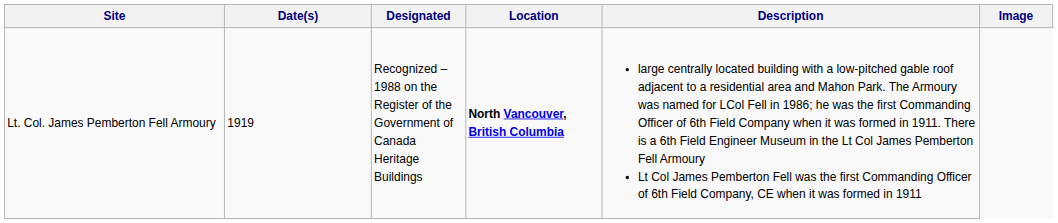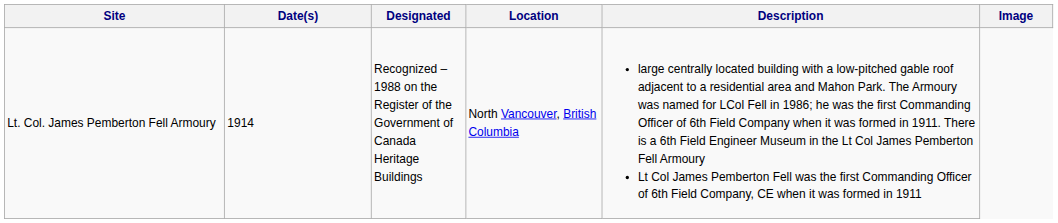(241, 123) 1919 -> (241, 123) 1914
(518, 123) bold -> (532, 123) normal
